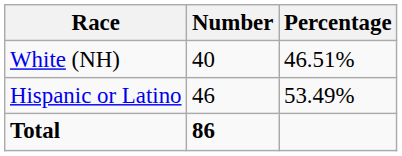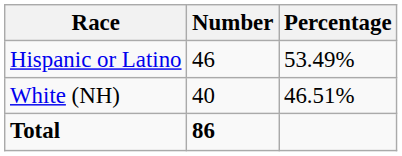rows swapped: (65, 58) <-> (96, 95)
